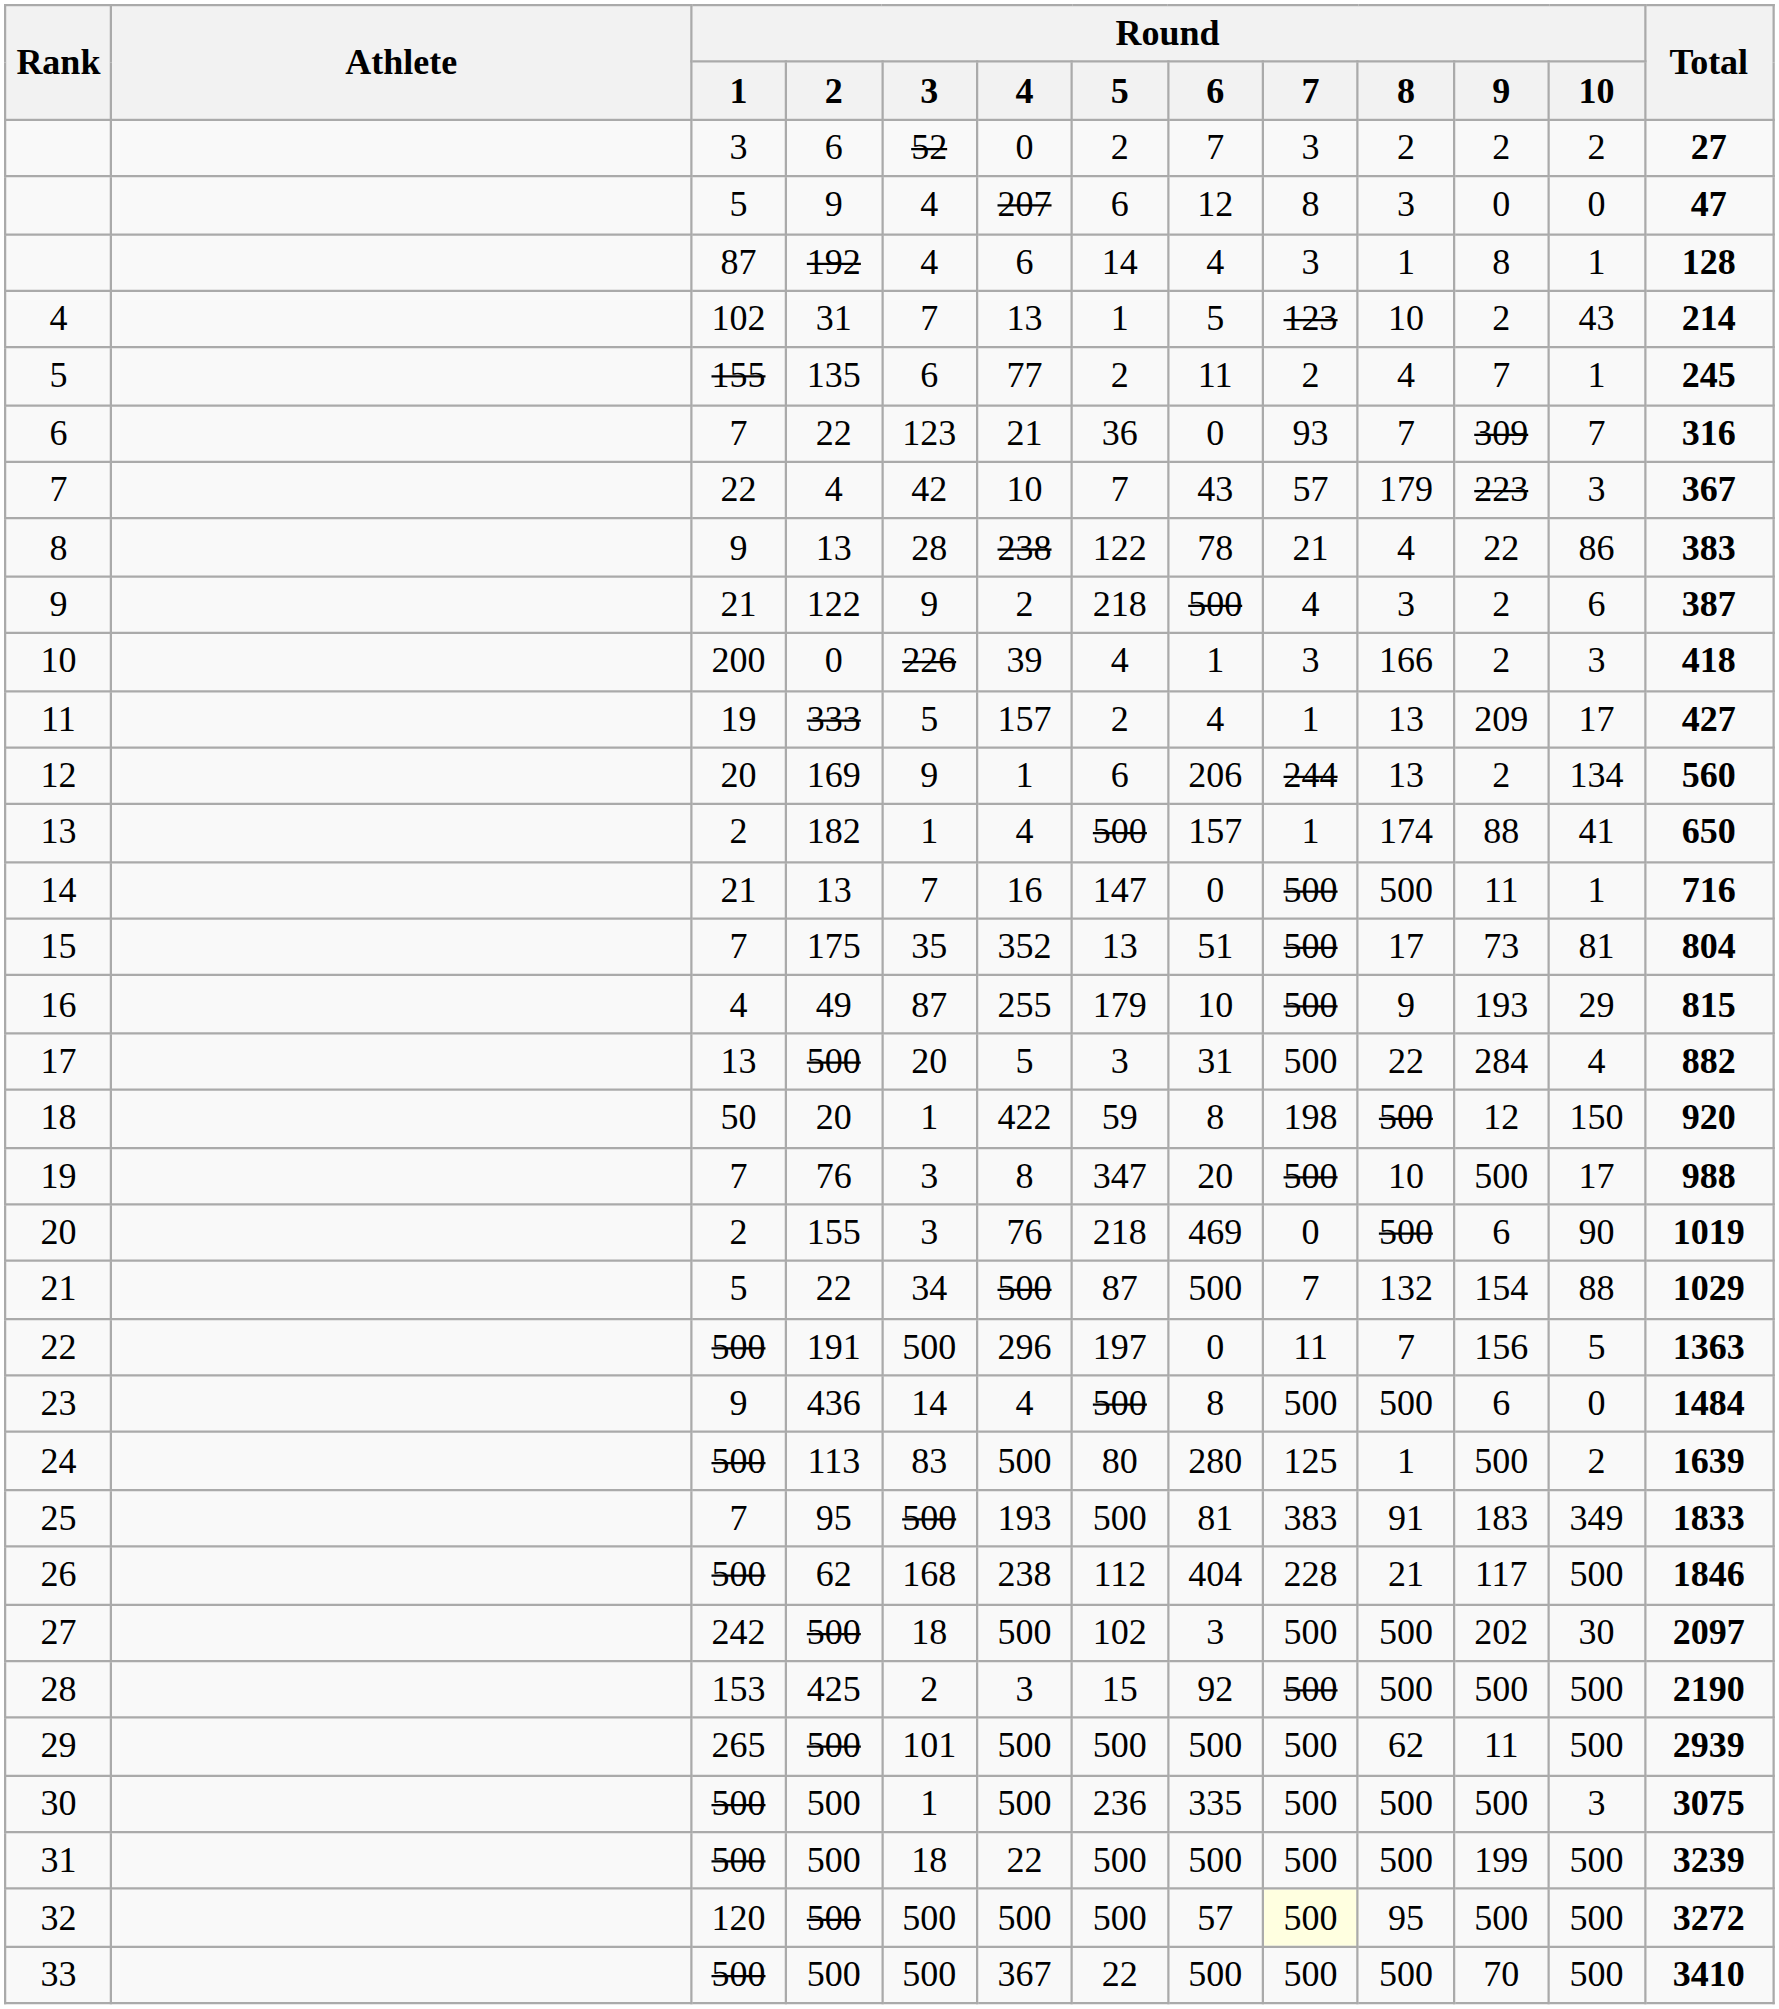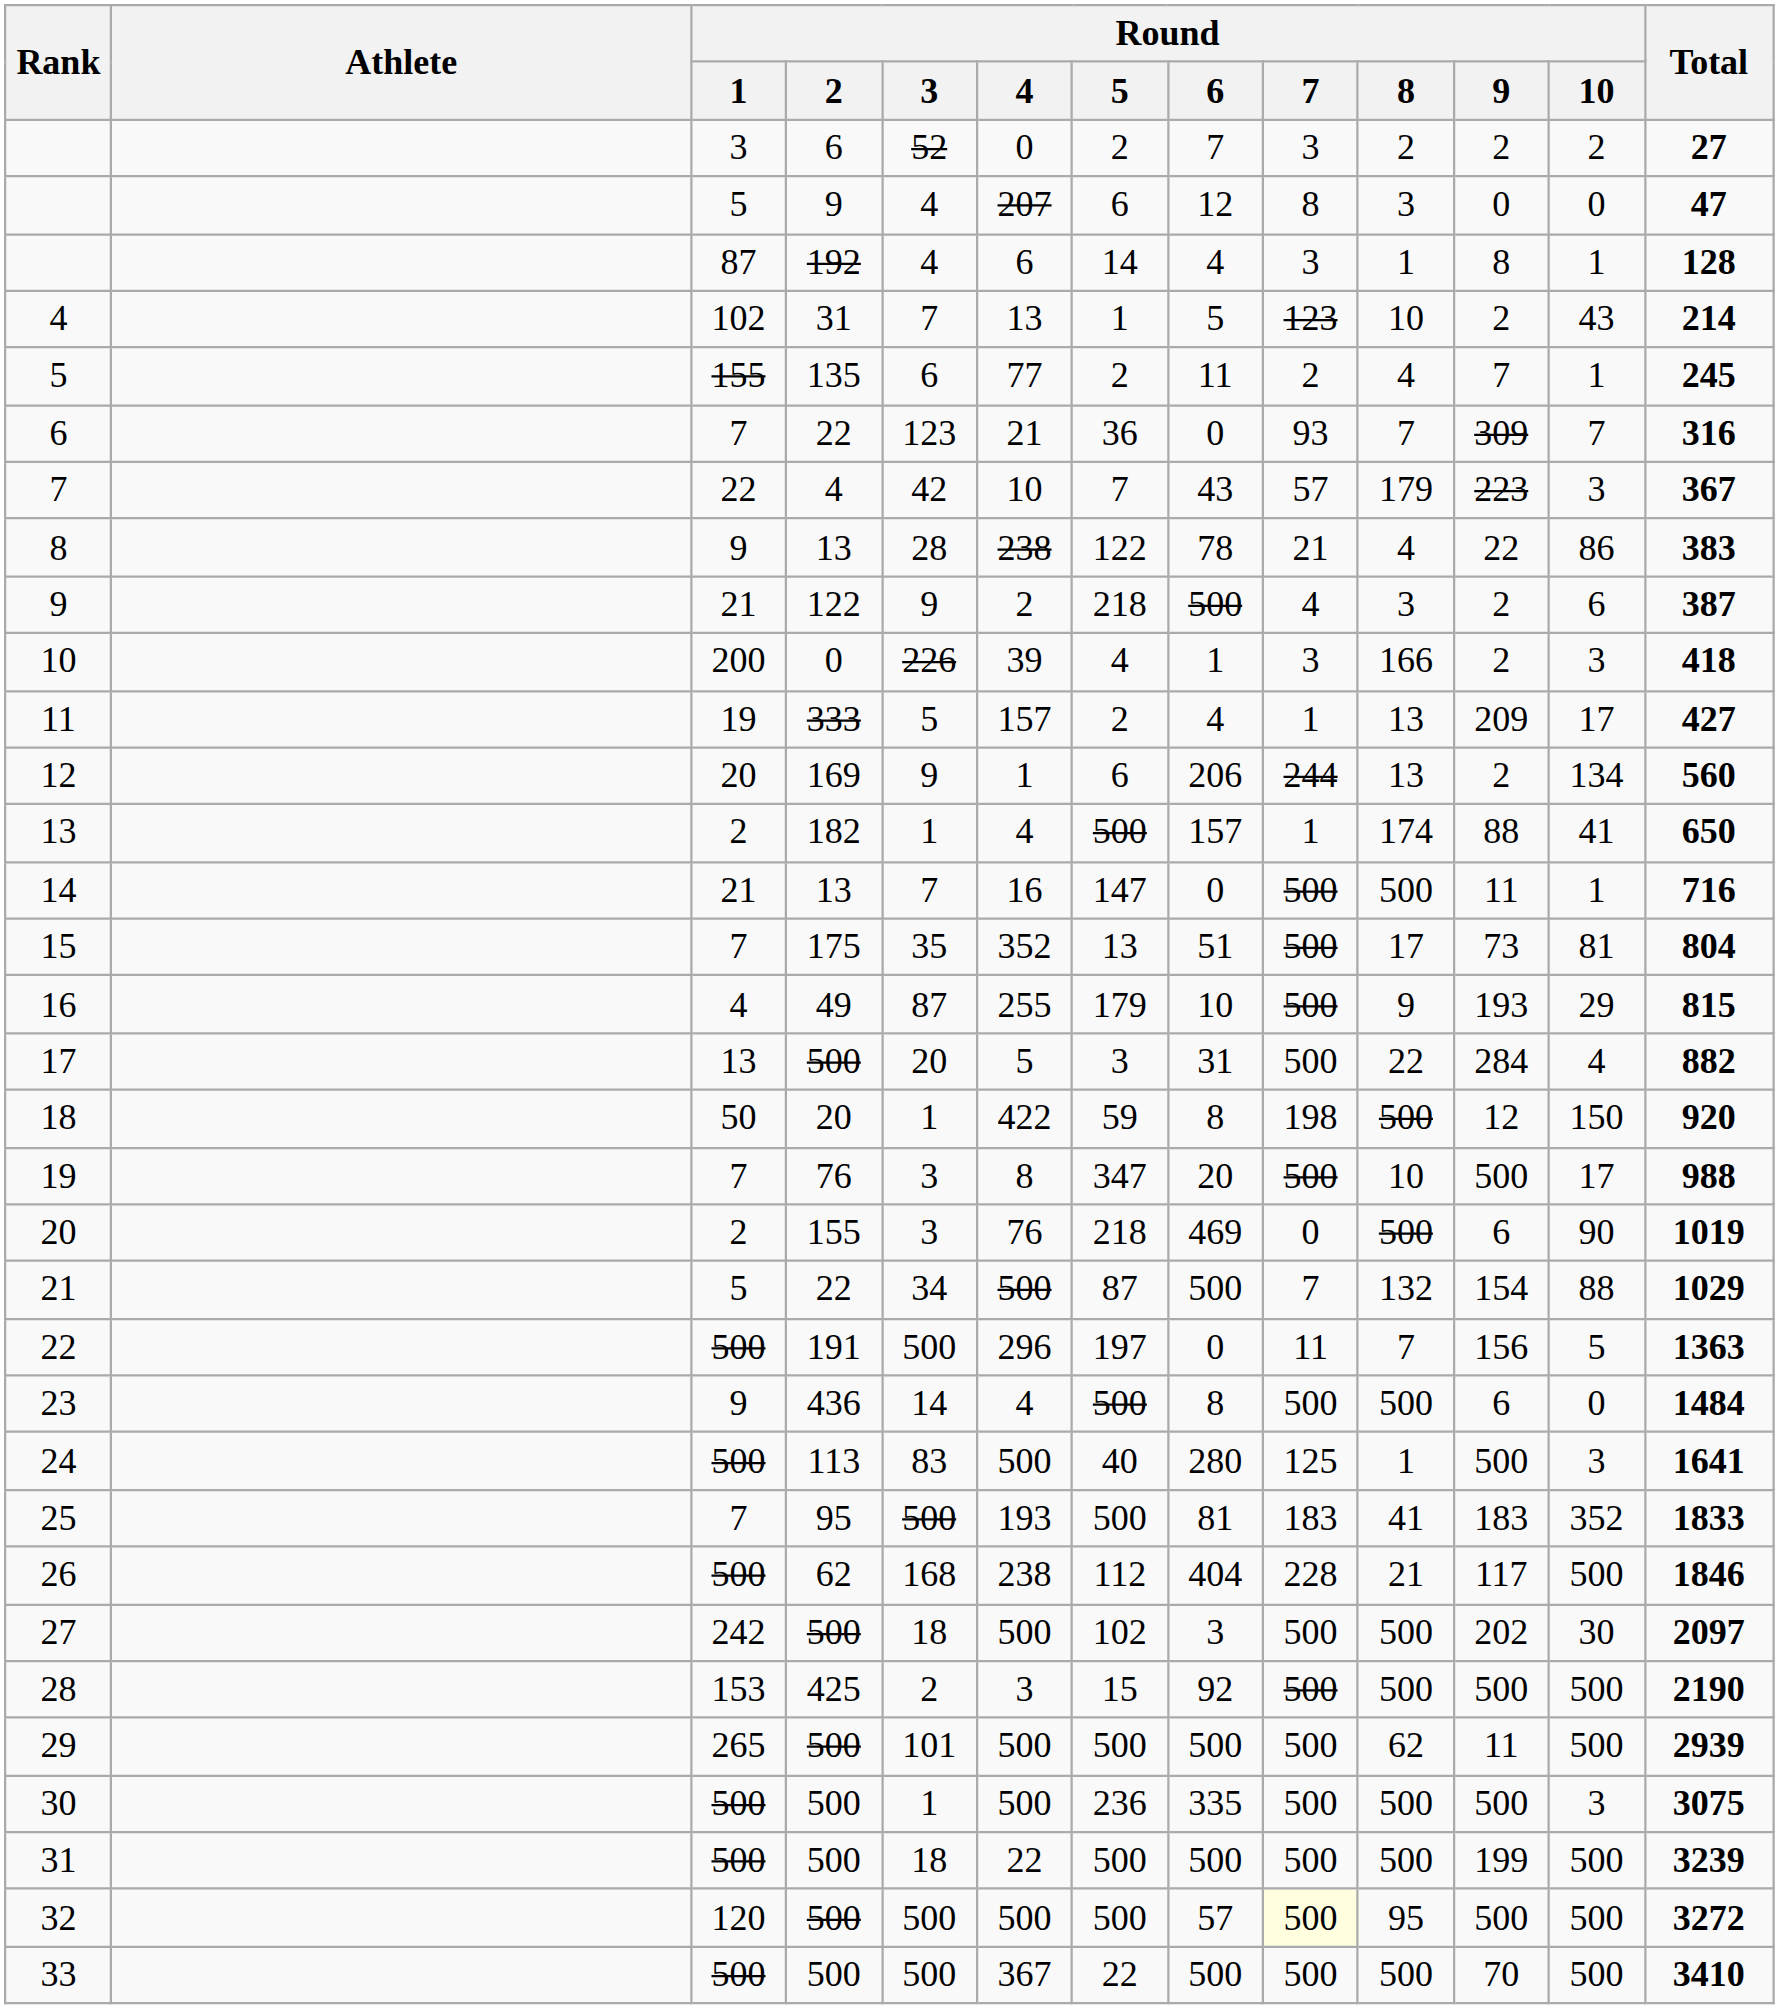(1120, 1460) 80 -> (1120, 1460) 40
(1597, 1460) 2 -> (1597, 1460) 3
(1709, 1460) 1639 -> (1709, 1460) 1641
(1311, 1517) 383 -> (1311, 1517) 183
(1406, 1517) 91 -> (1406, 1517) 41
(1597, 1517) 349 -> (1597, 1517) 352
